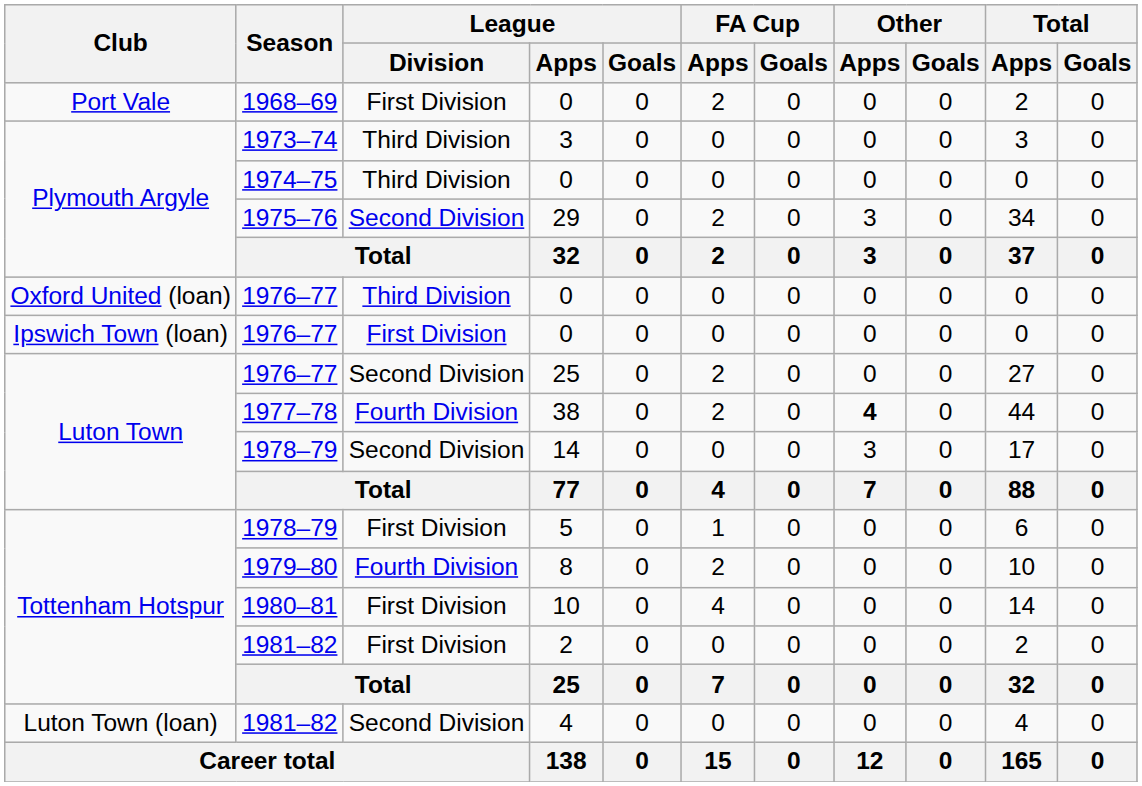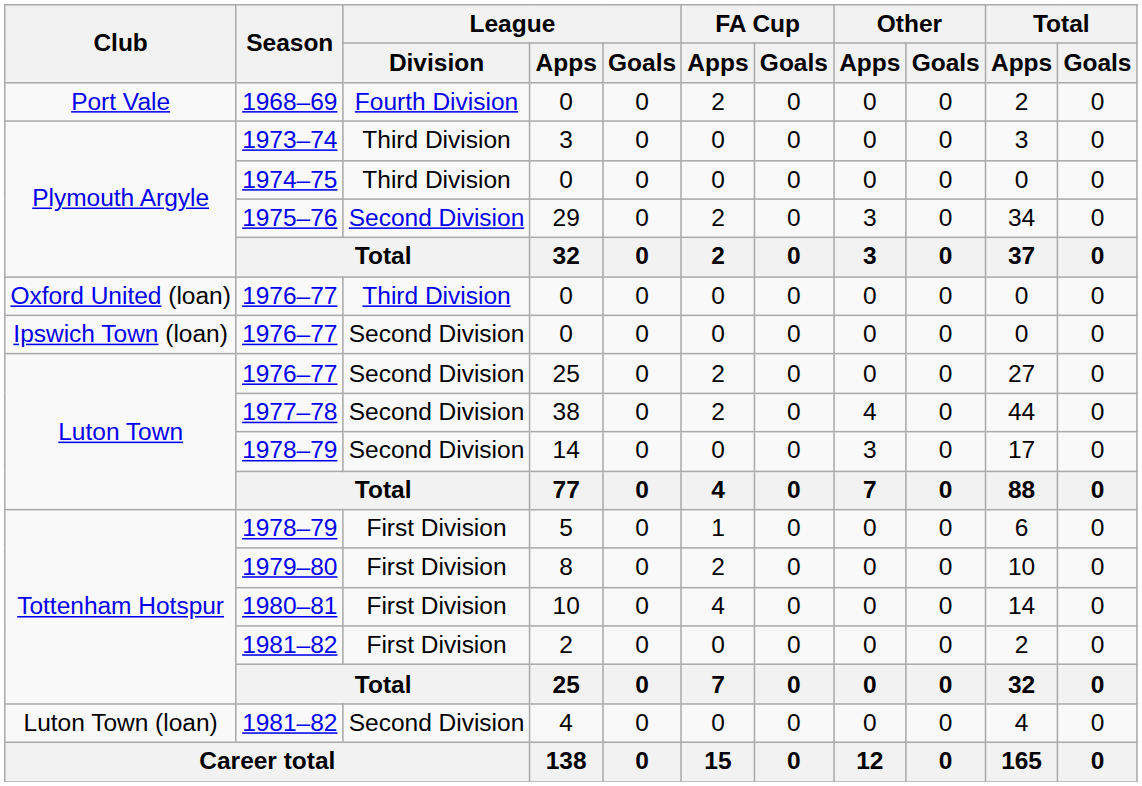(436, 101) First Division -> (436, 101) Fourth Division
(436, 334) First Division -> (436, 334) Second Division
(436, 412) Fourth Division -> (436, 412) Second Division
(870, 412) bold -> (870, 412) normal
(436, 567) Fourth Division -> (436, 567) First Division
